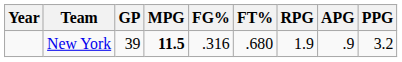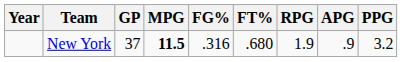(133, 43) 39 -> (133, 43) 37
